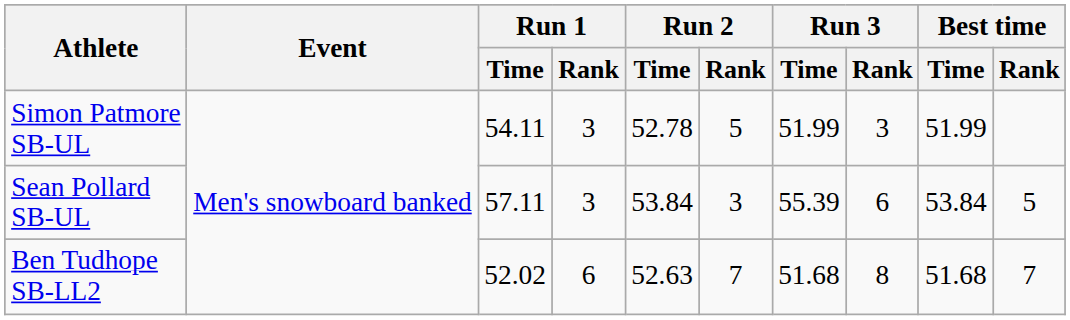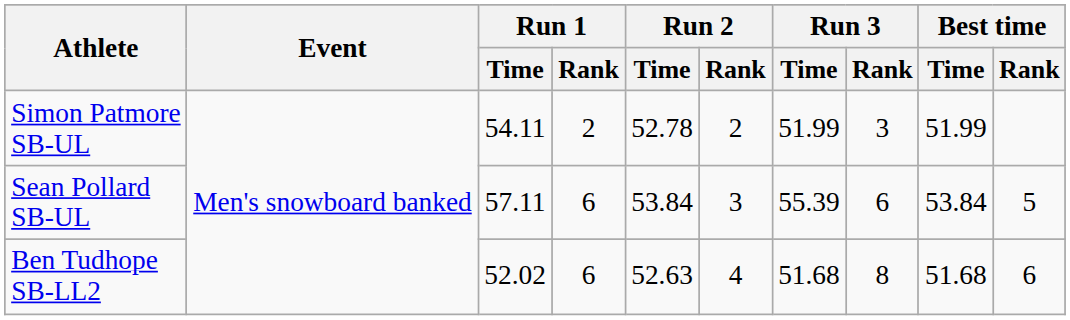(589, 127) 3 -> (589, 127) 2
(735, 127) 5 -> (735, 127) 2
(589, 202) 3 -> (589, 202) 6
(735, 276) 7 -> (735, 276) 4
(1029, 276) 7 -> (1029, 276) 6
